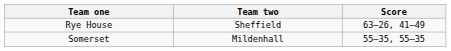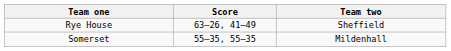columns swapped: (258, 11) <-> (394, 11)
